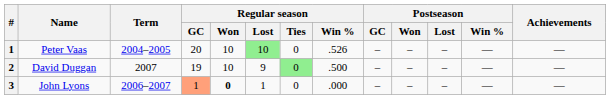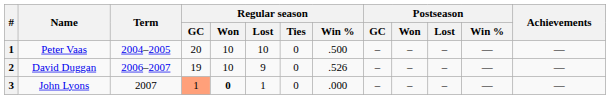(263, 49) lightgreen background -> (263, 49) no background
(338, 49) .526 -> (338, 49) .500
(146, 67) 2007 -> (146, 67) 2006–2007
(296, 67) lightgreen background -> (296, 67) no background
(338, 67) .500 -> (338, 67) .526
(146, 85) 2006–2007 -> (146, 85) 2007
